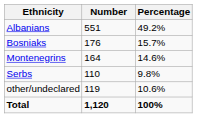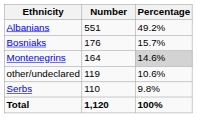(151, 58) no background -> (151, 58) lightgrey background
rows swapped: (19, 74) <-> (43, 89)
